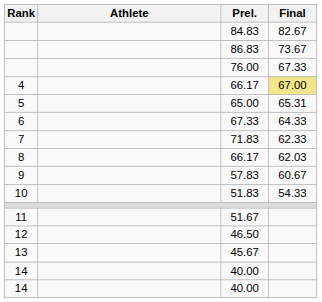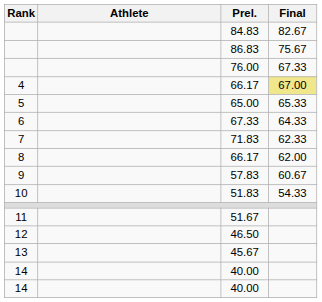(292, 49) 73.67 -> (292, 49) 75.67
(292, 103) 65.31 -> (292, 103) 65.33
(292, 157) 62.03 -> (292, 157) 62.00
